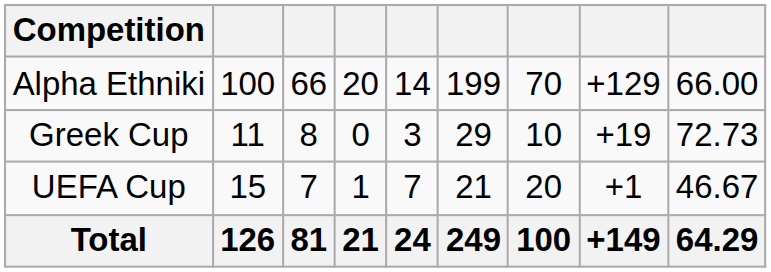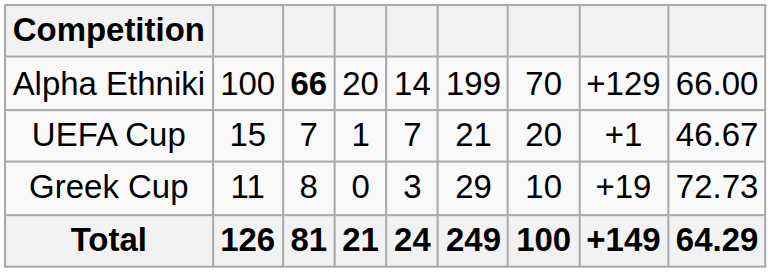(309, 82) normal -> (309, 82) bold
rows swapped: (109, 135) <-> (109, 187)
